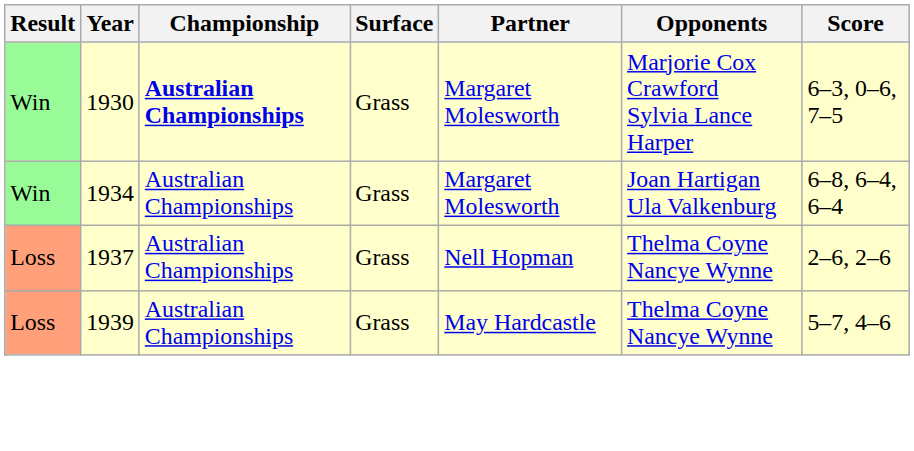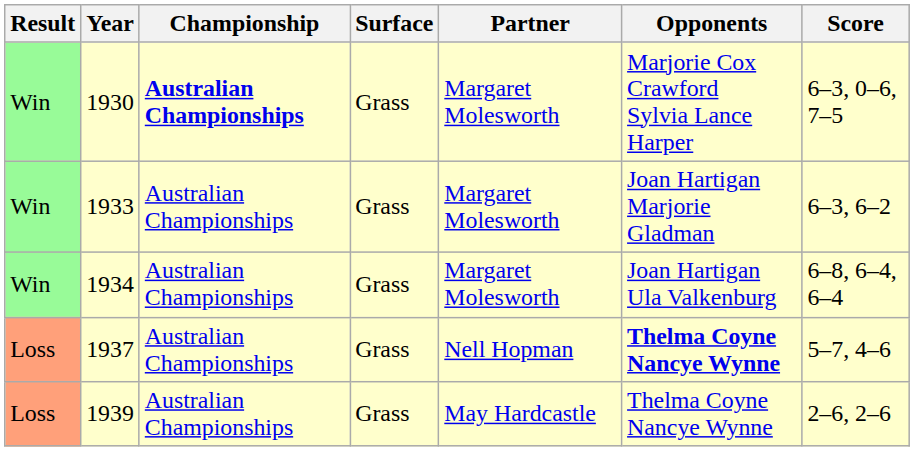+ row: (110, 206)
(700, 257) normal -> (704, 348) bold
(849, 257) 2–6, 2–6 -> (849, 348) 5–7, 4–6
(849, 322) 5–7, 4–6 -> (849, 413) 2–6, 2–6
